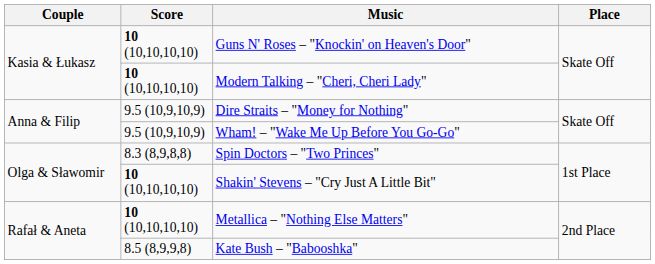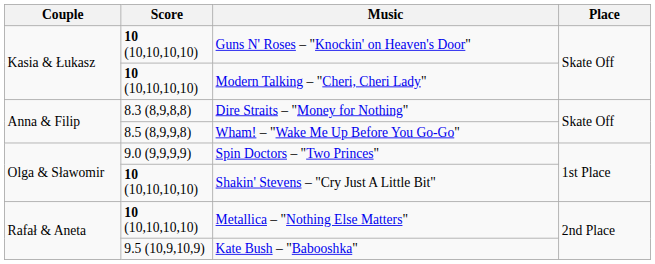(165, 110) 9.5 (10,9,10,9) -> (158, 110) 8.3 (8,9,8,8)
(165, 132) 9.5 (10,9,10,9) -> (158, 132) 8.5 (8,9,9,8)
(158, 153) 8.3 (8,9,8,8) -> (158, 153) 9.0 (9,9,9,9)
(158, 249) 8.5 (8,9,9,8) -> (165, 249) 9.5 (10,9,10,9)
